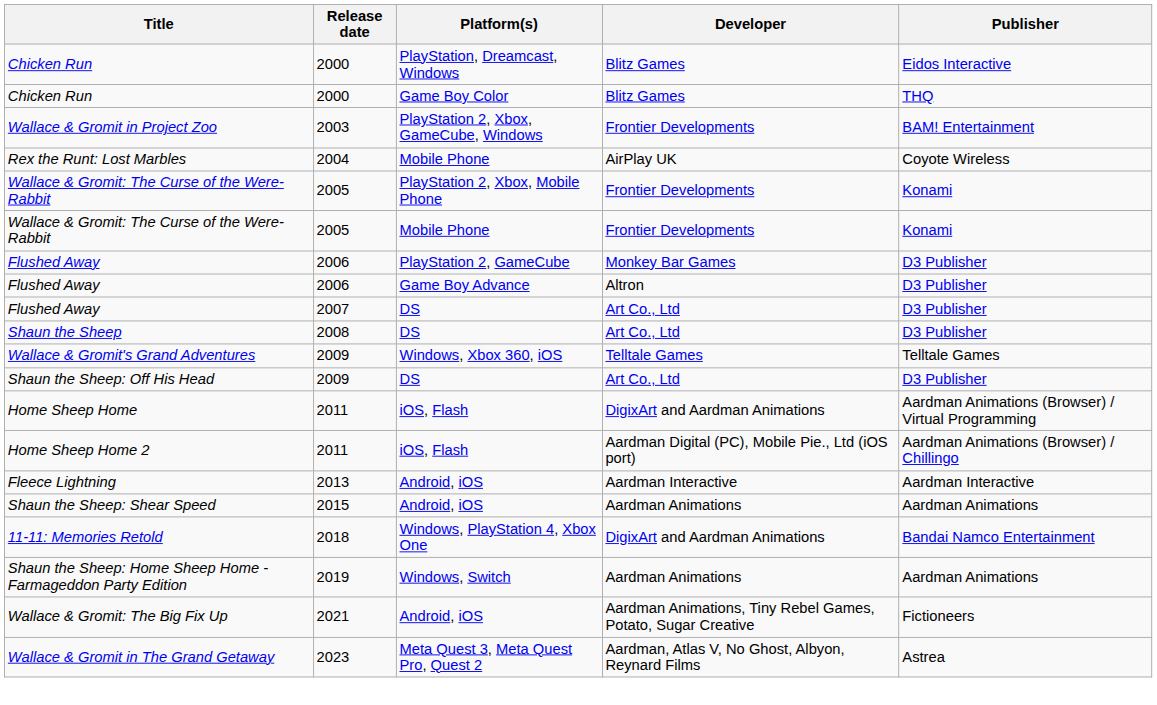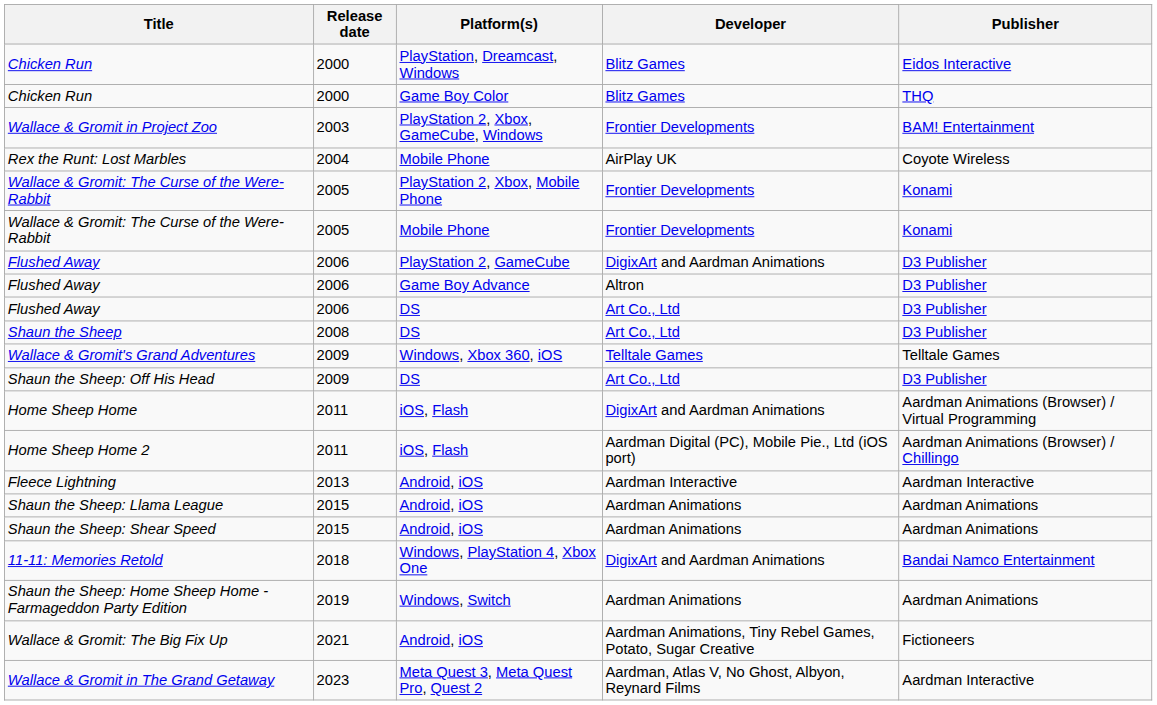(670, 262) Monkey Bar Games -> (715, 262) DigixArt and Aardman Animations
(333, 309) 2007 -> (333, 309) 2006
+ row: (115, 505)
(924, 656) Astrea -> (968, 680) Aardman Interactive
